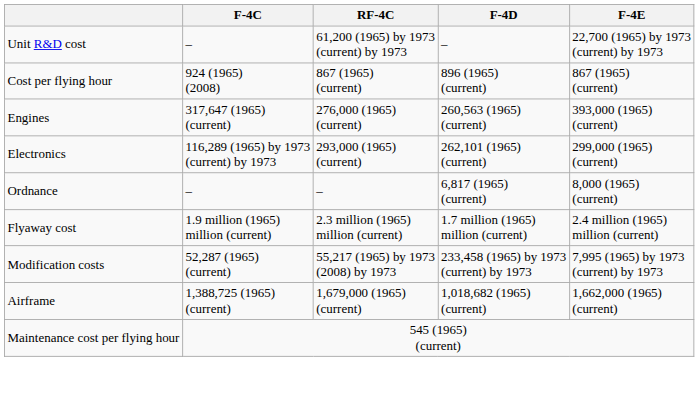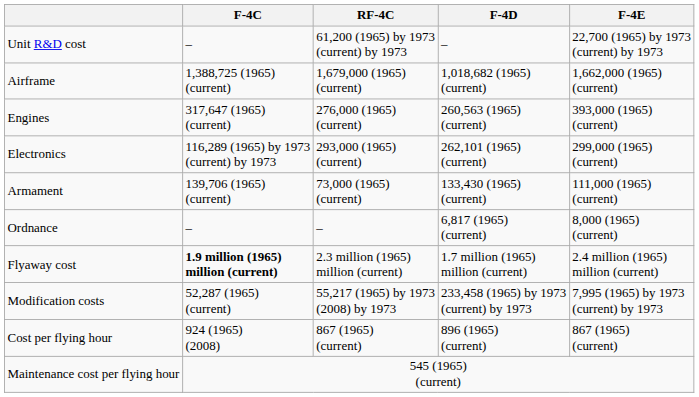rows swapped: (31, 301) <-> (60, 81)
+ row: (35, 191)
(233, 227) normal -> (234, 264) bold
